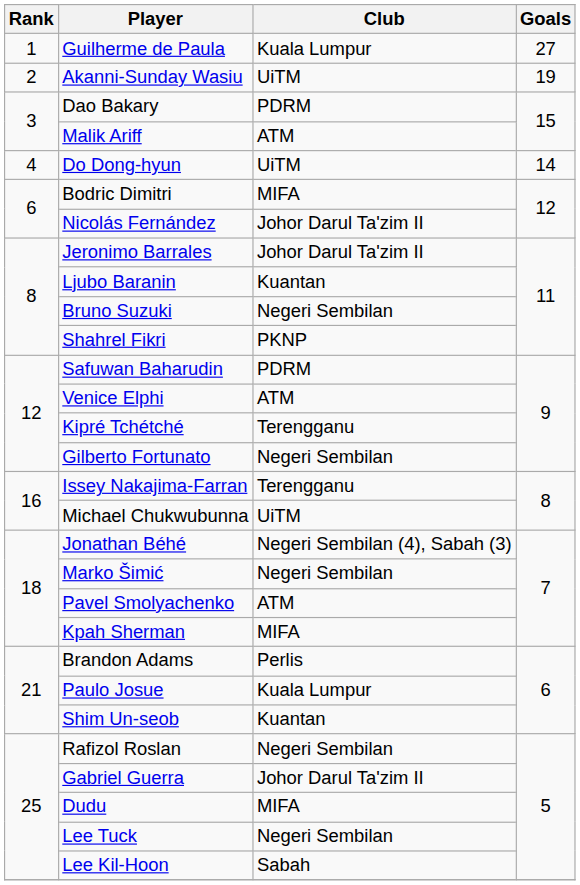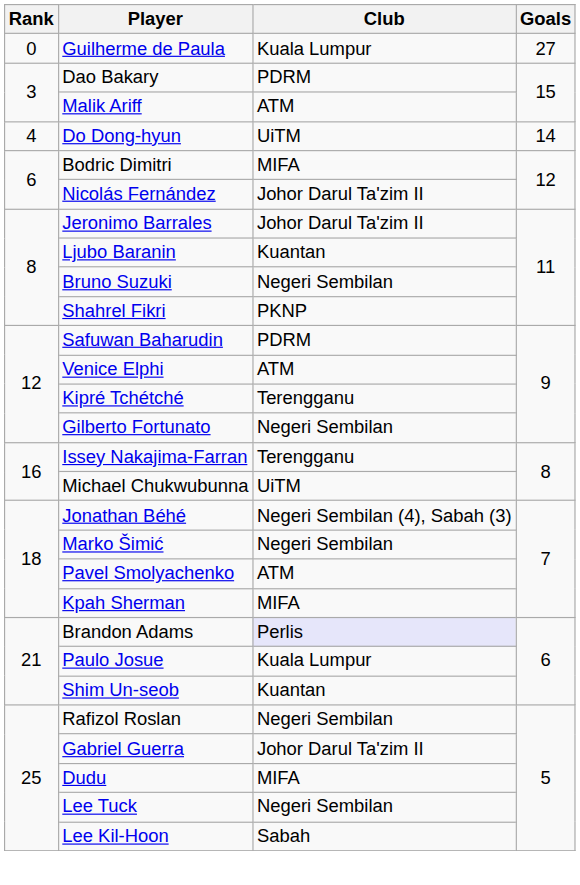(31, 48) 1 -> (31, 48) 0
- row: (152, 77)
(280, 661) no background -> (280, 631) lavender background
